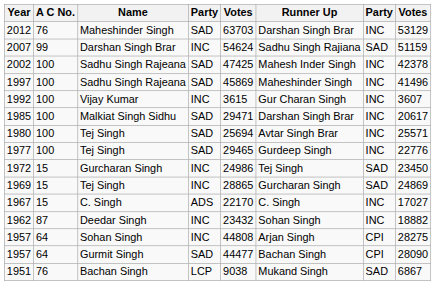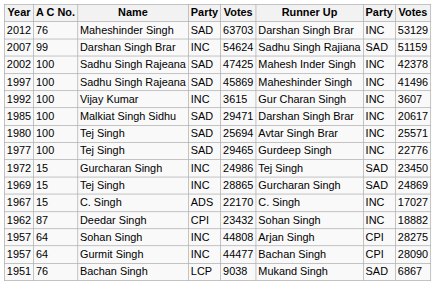(200, 220) INC -> (200, 220) CPI
(202, 254) SAD -> (200, 254) INC
